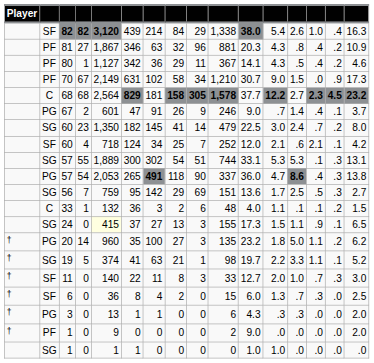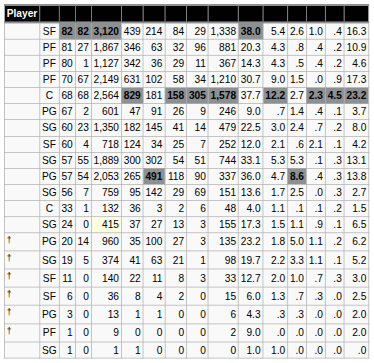(251, 64) 14.1 -> (251, 64) 14.3
(319, 193) .5 -> (319, 193) .0
